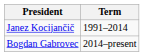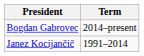rows swapped: (40, 28) <-> (43, 43)
